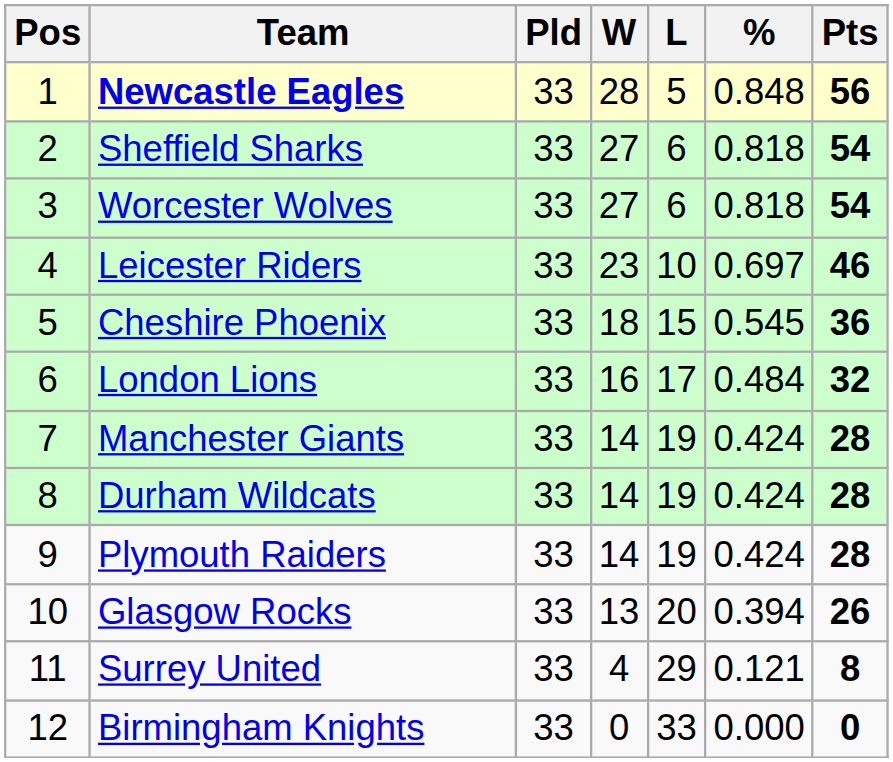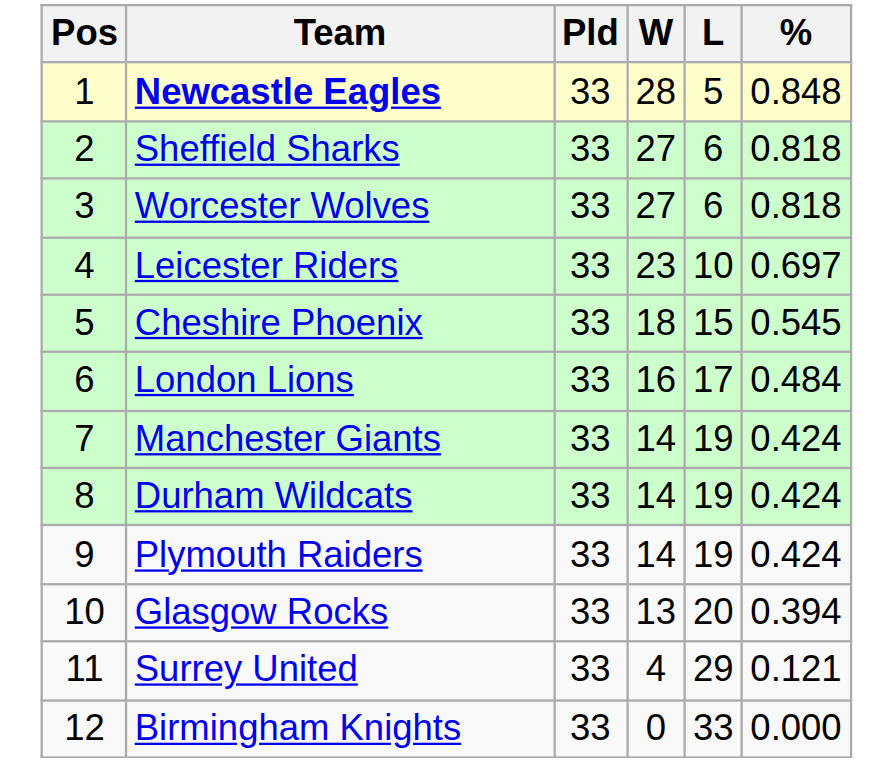- column: (850, 33)
